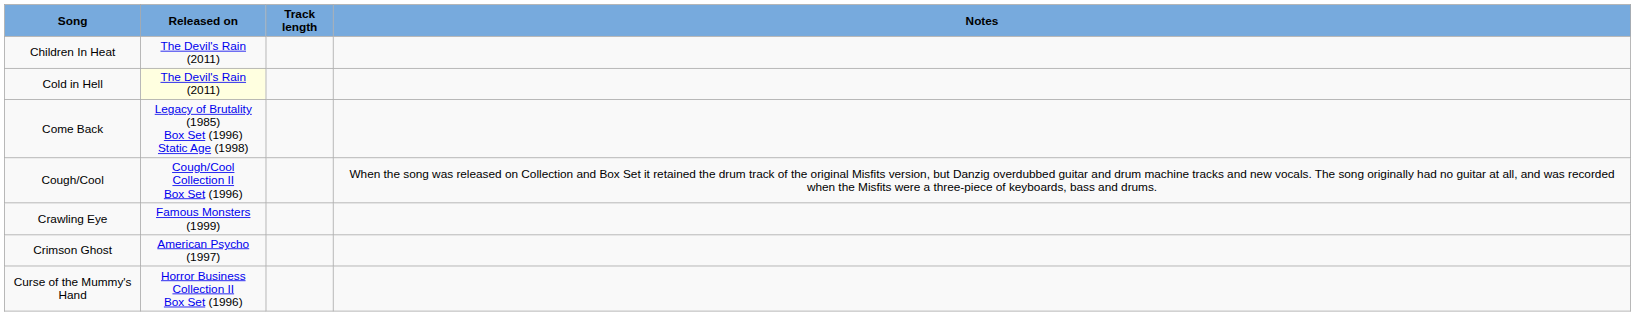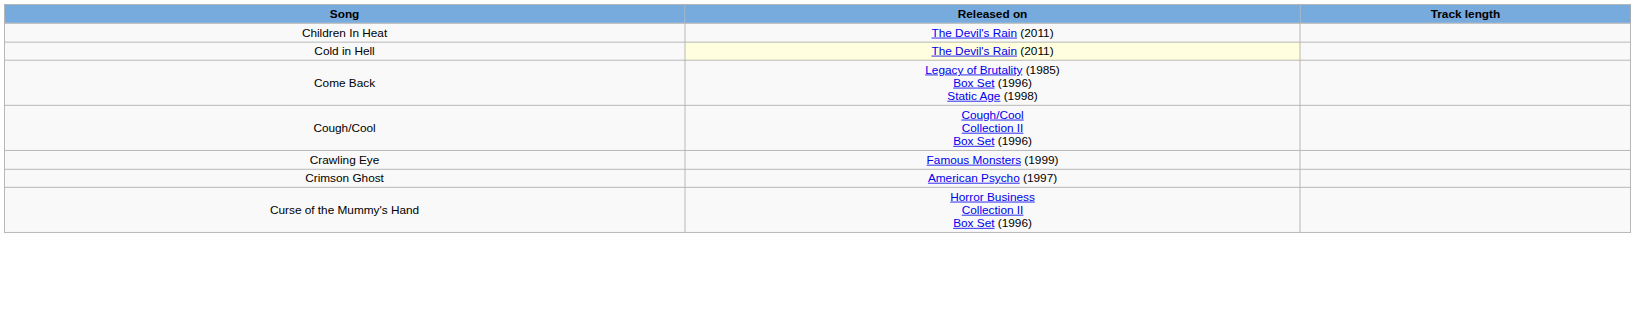- column: (982, 20)
